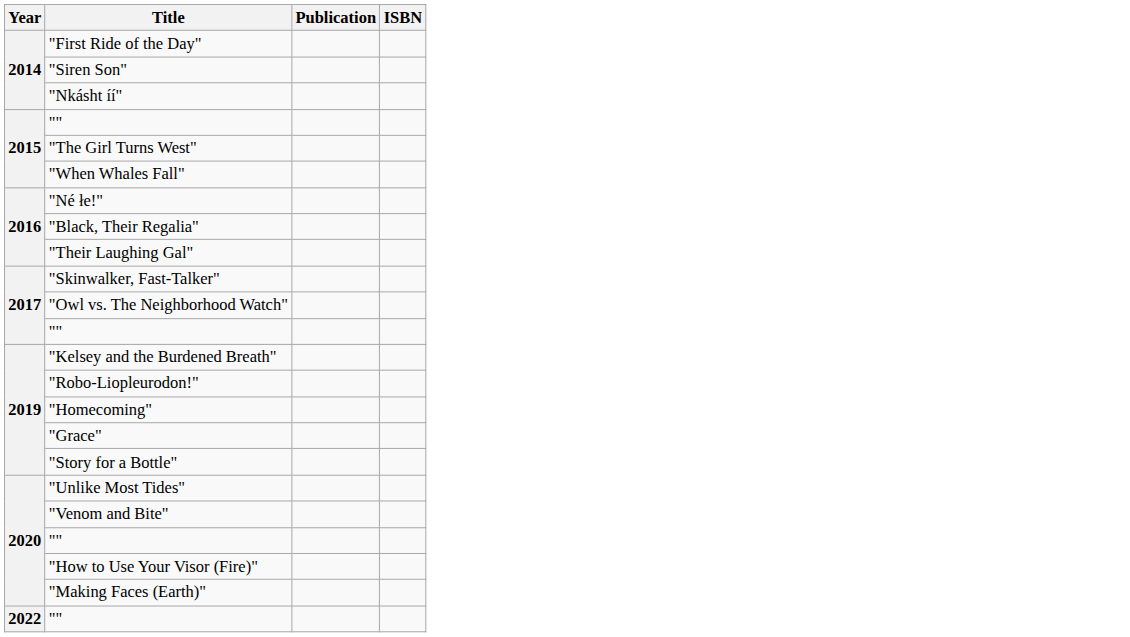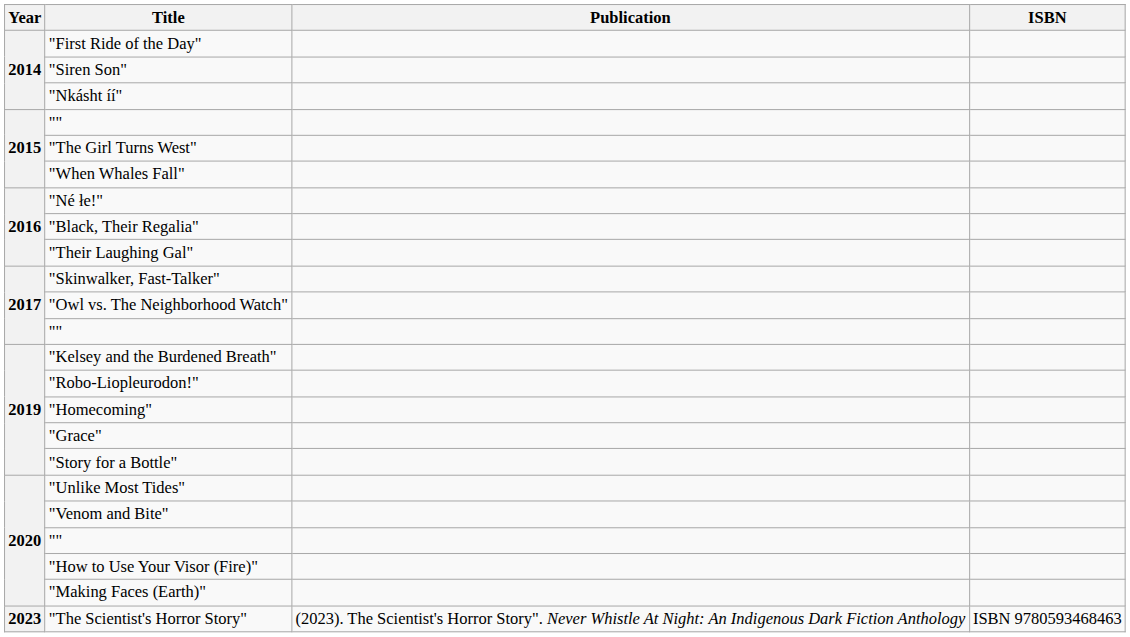- row: (25, 618)
+ row: (25, 618)
